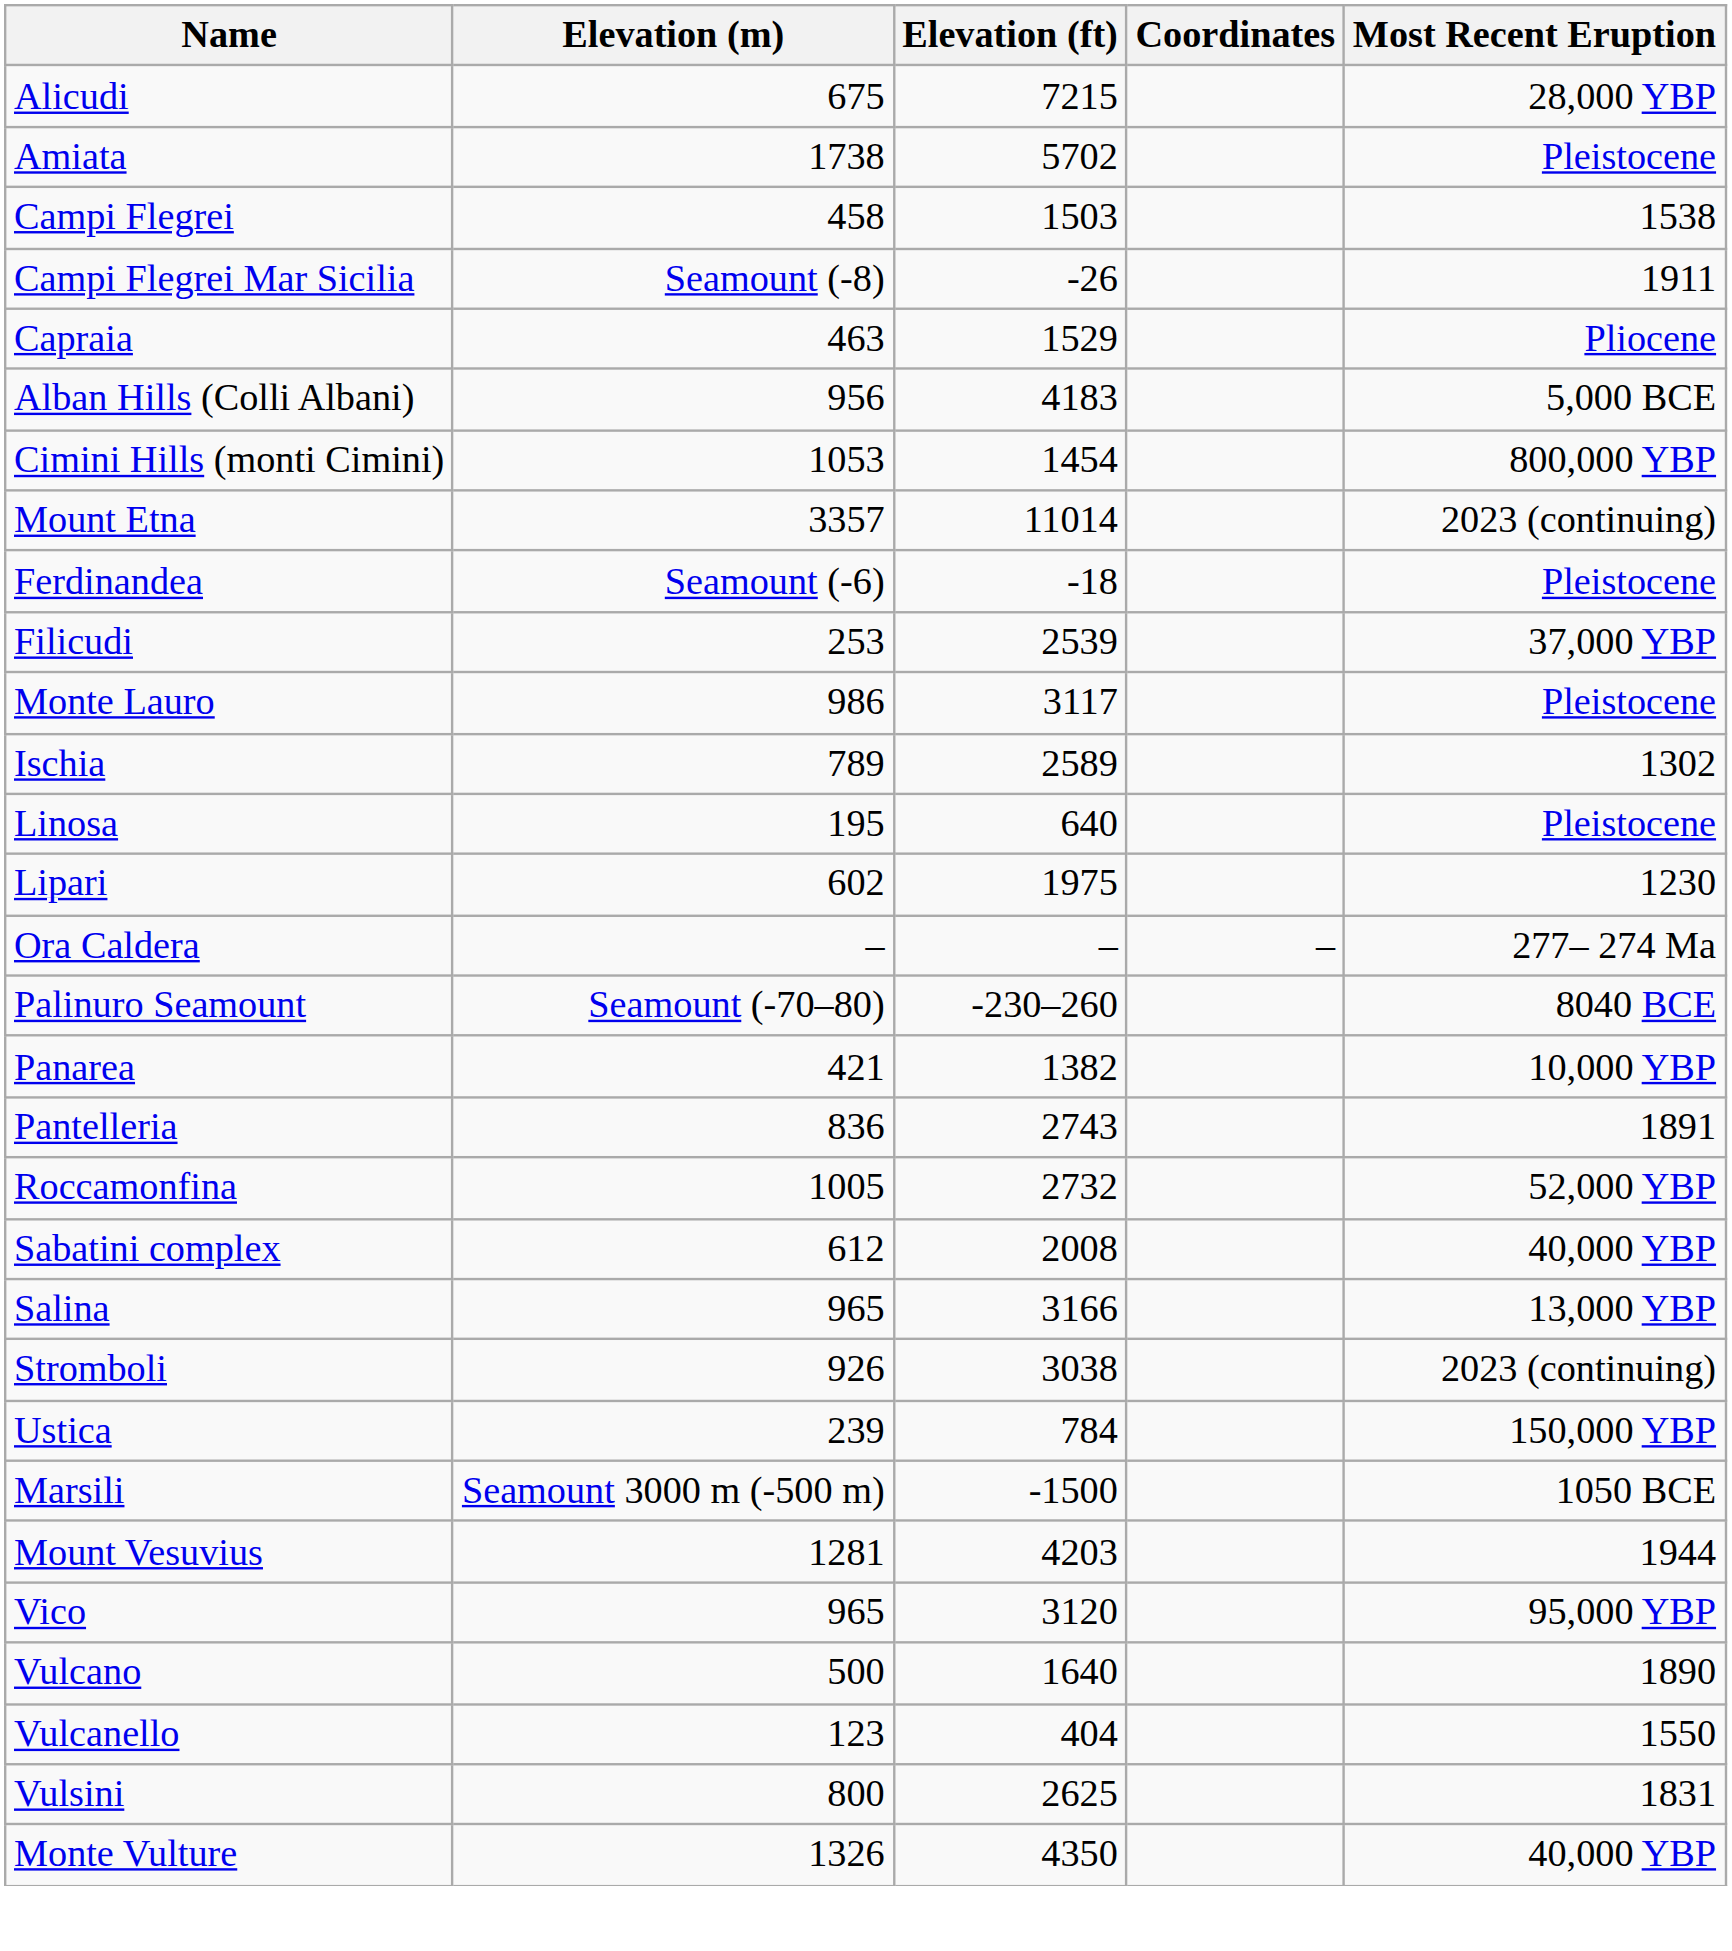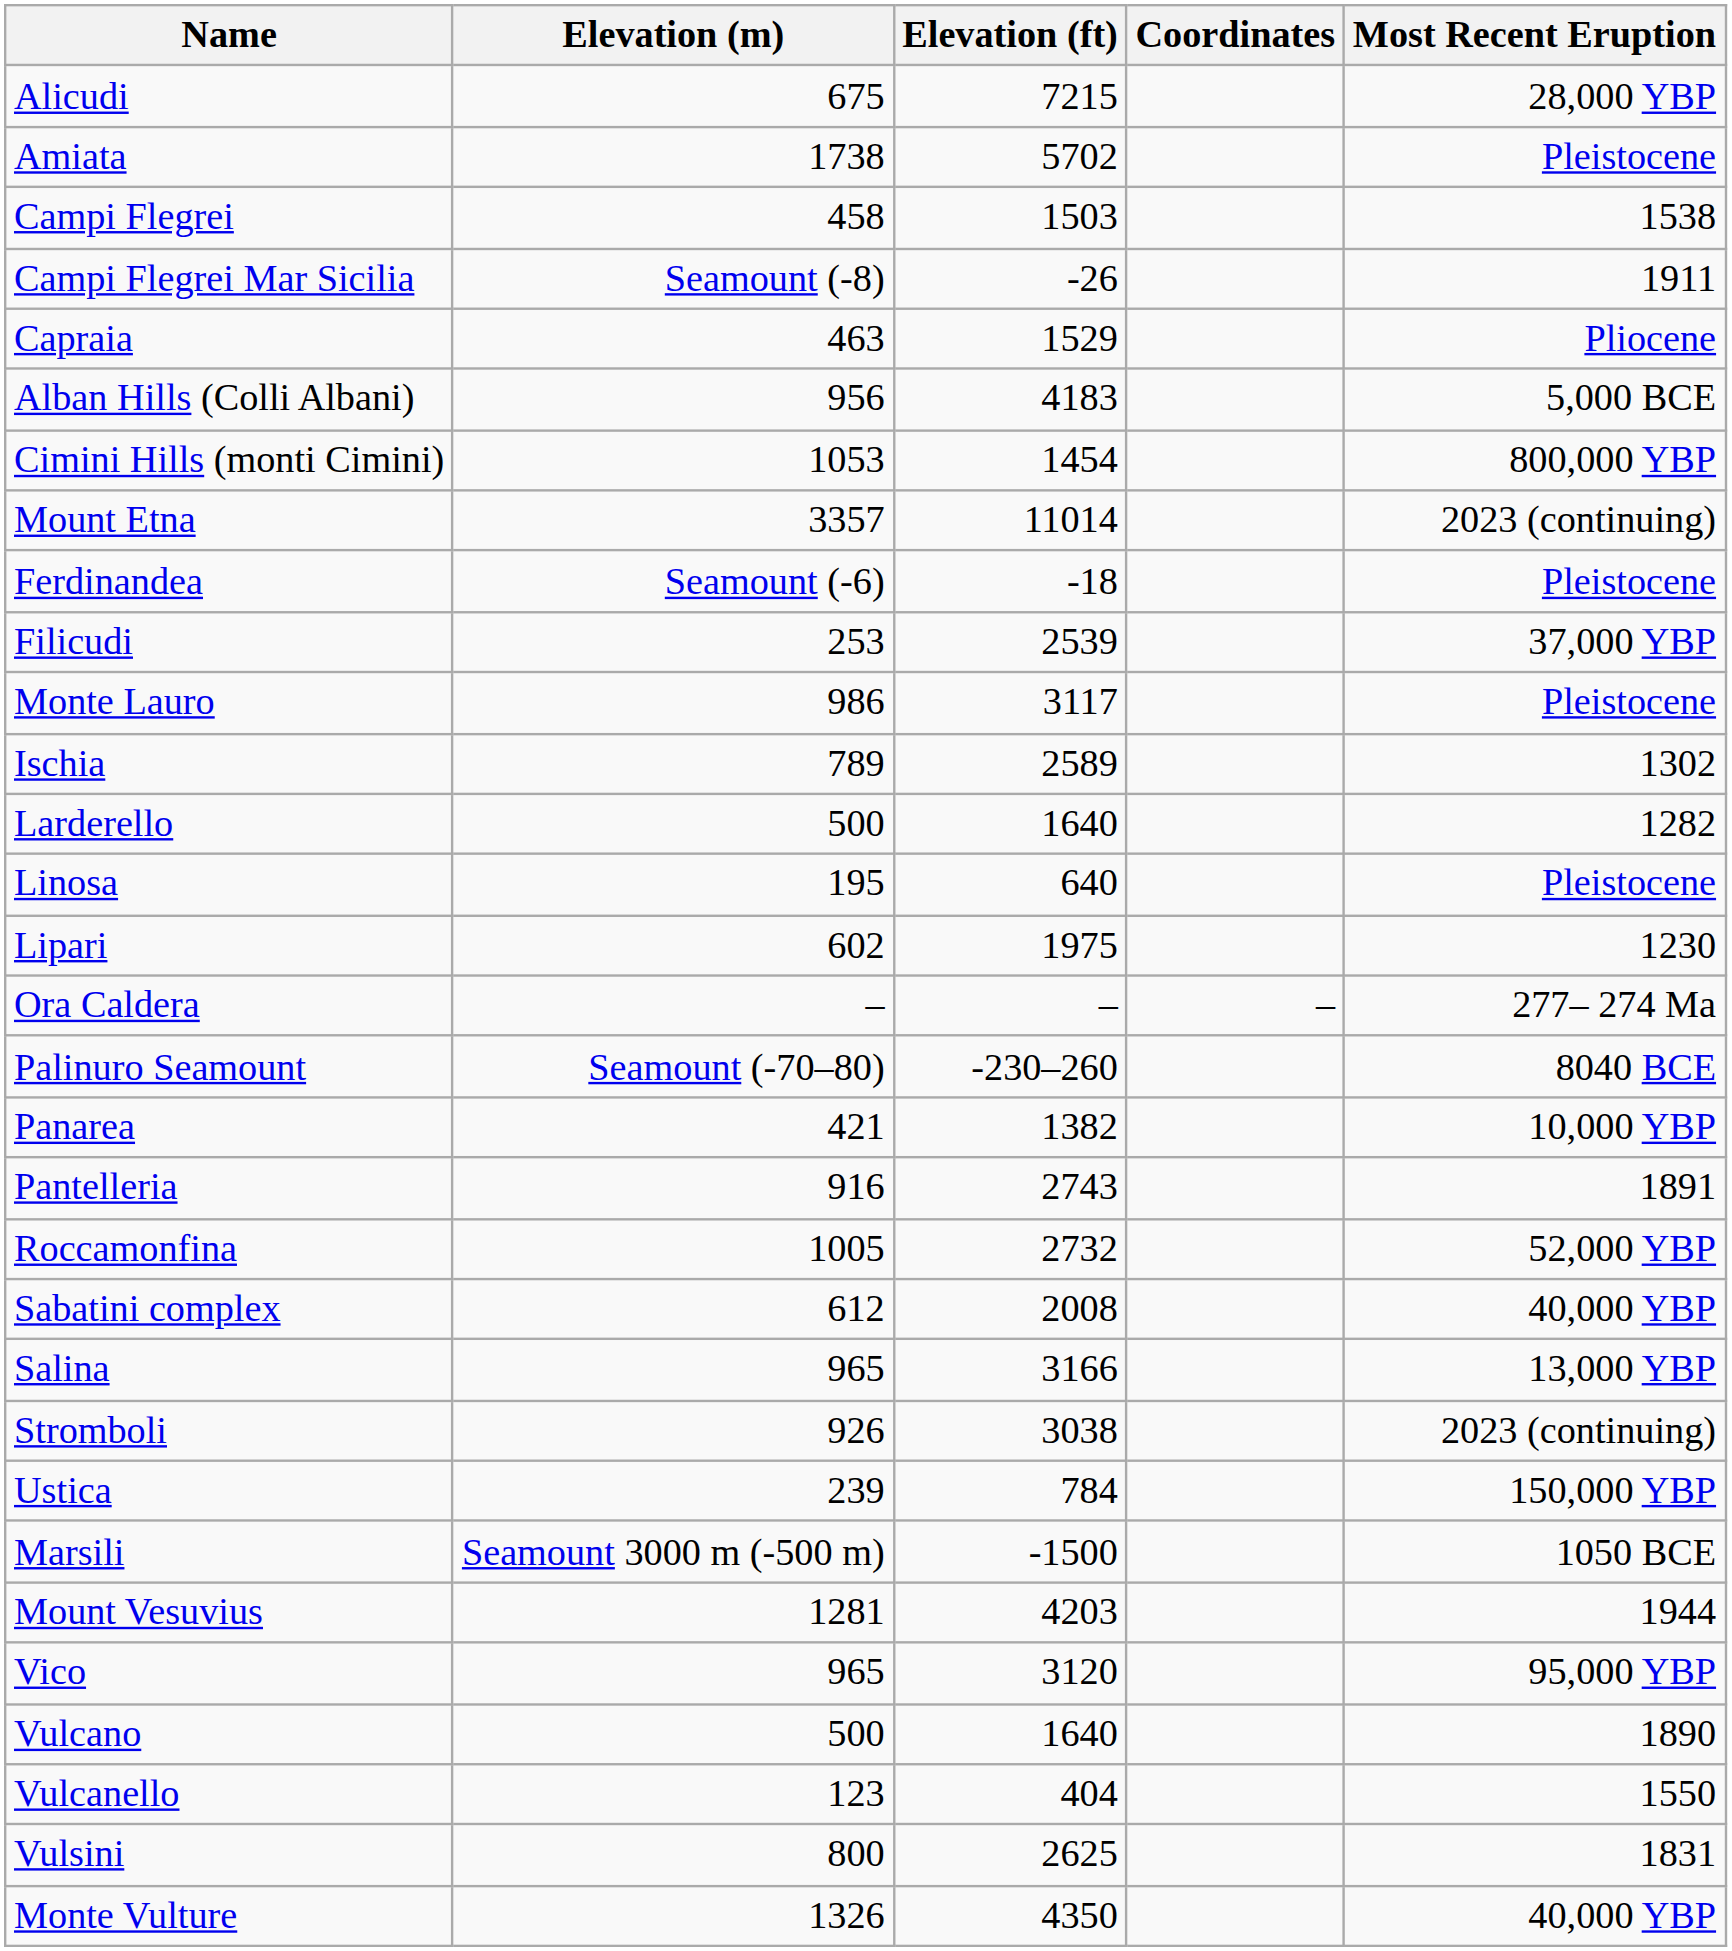+ row: (94, 823)
(856, 1126) 836 -> (856, 1187) 916
